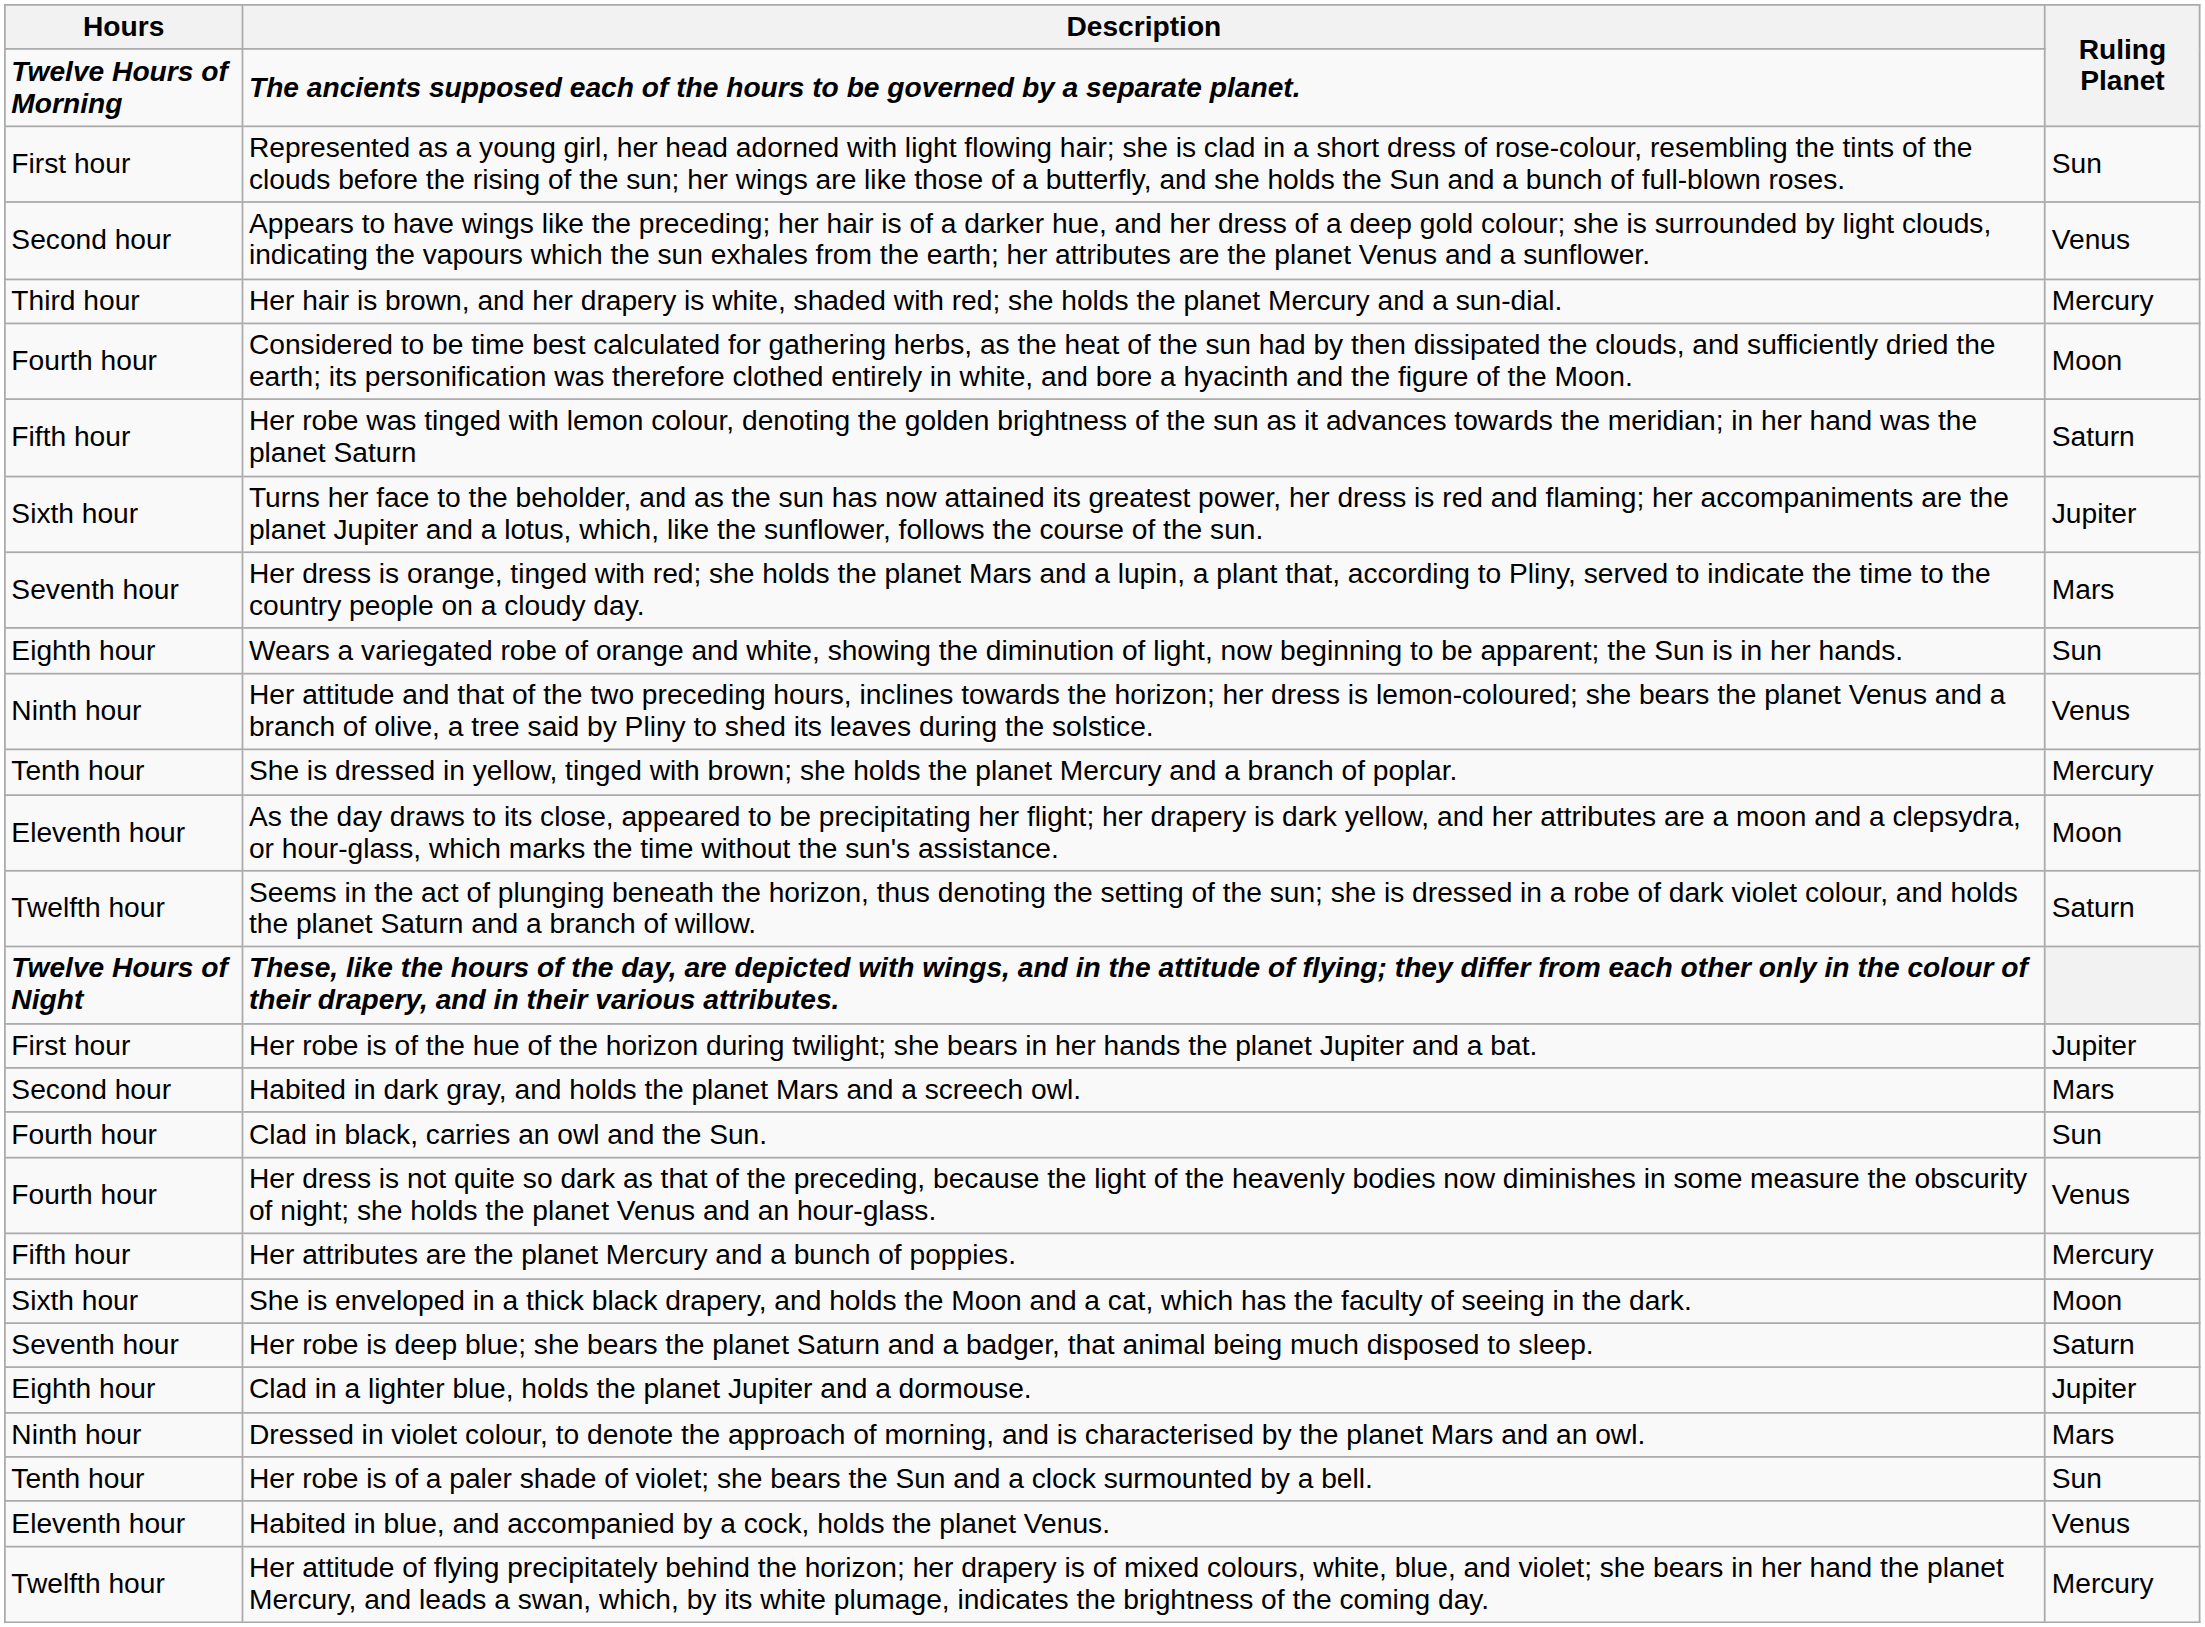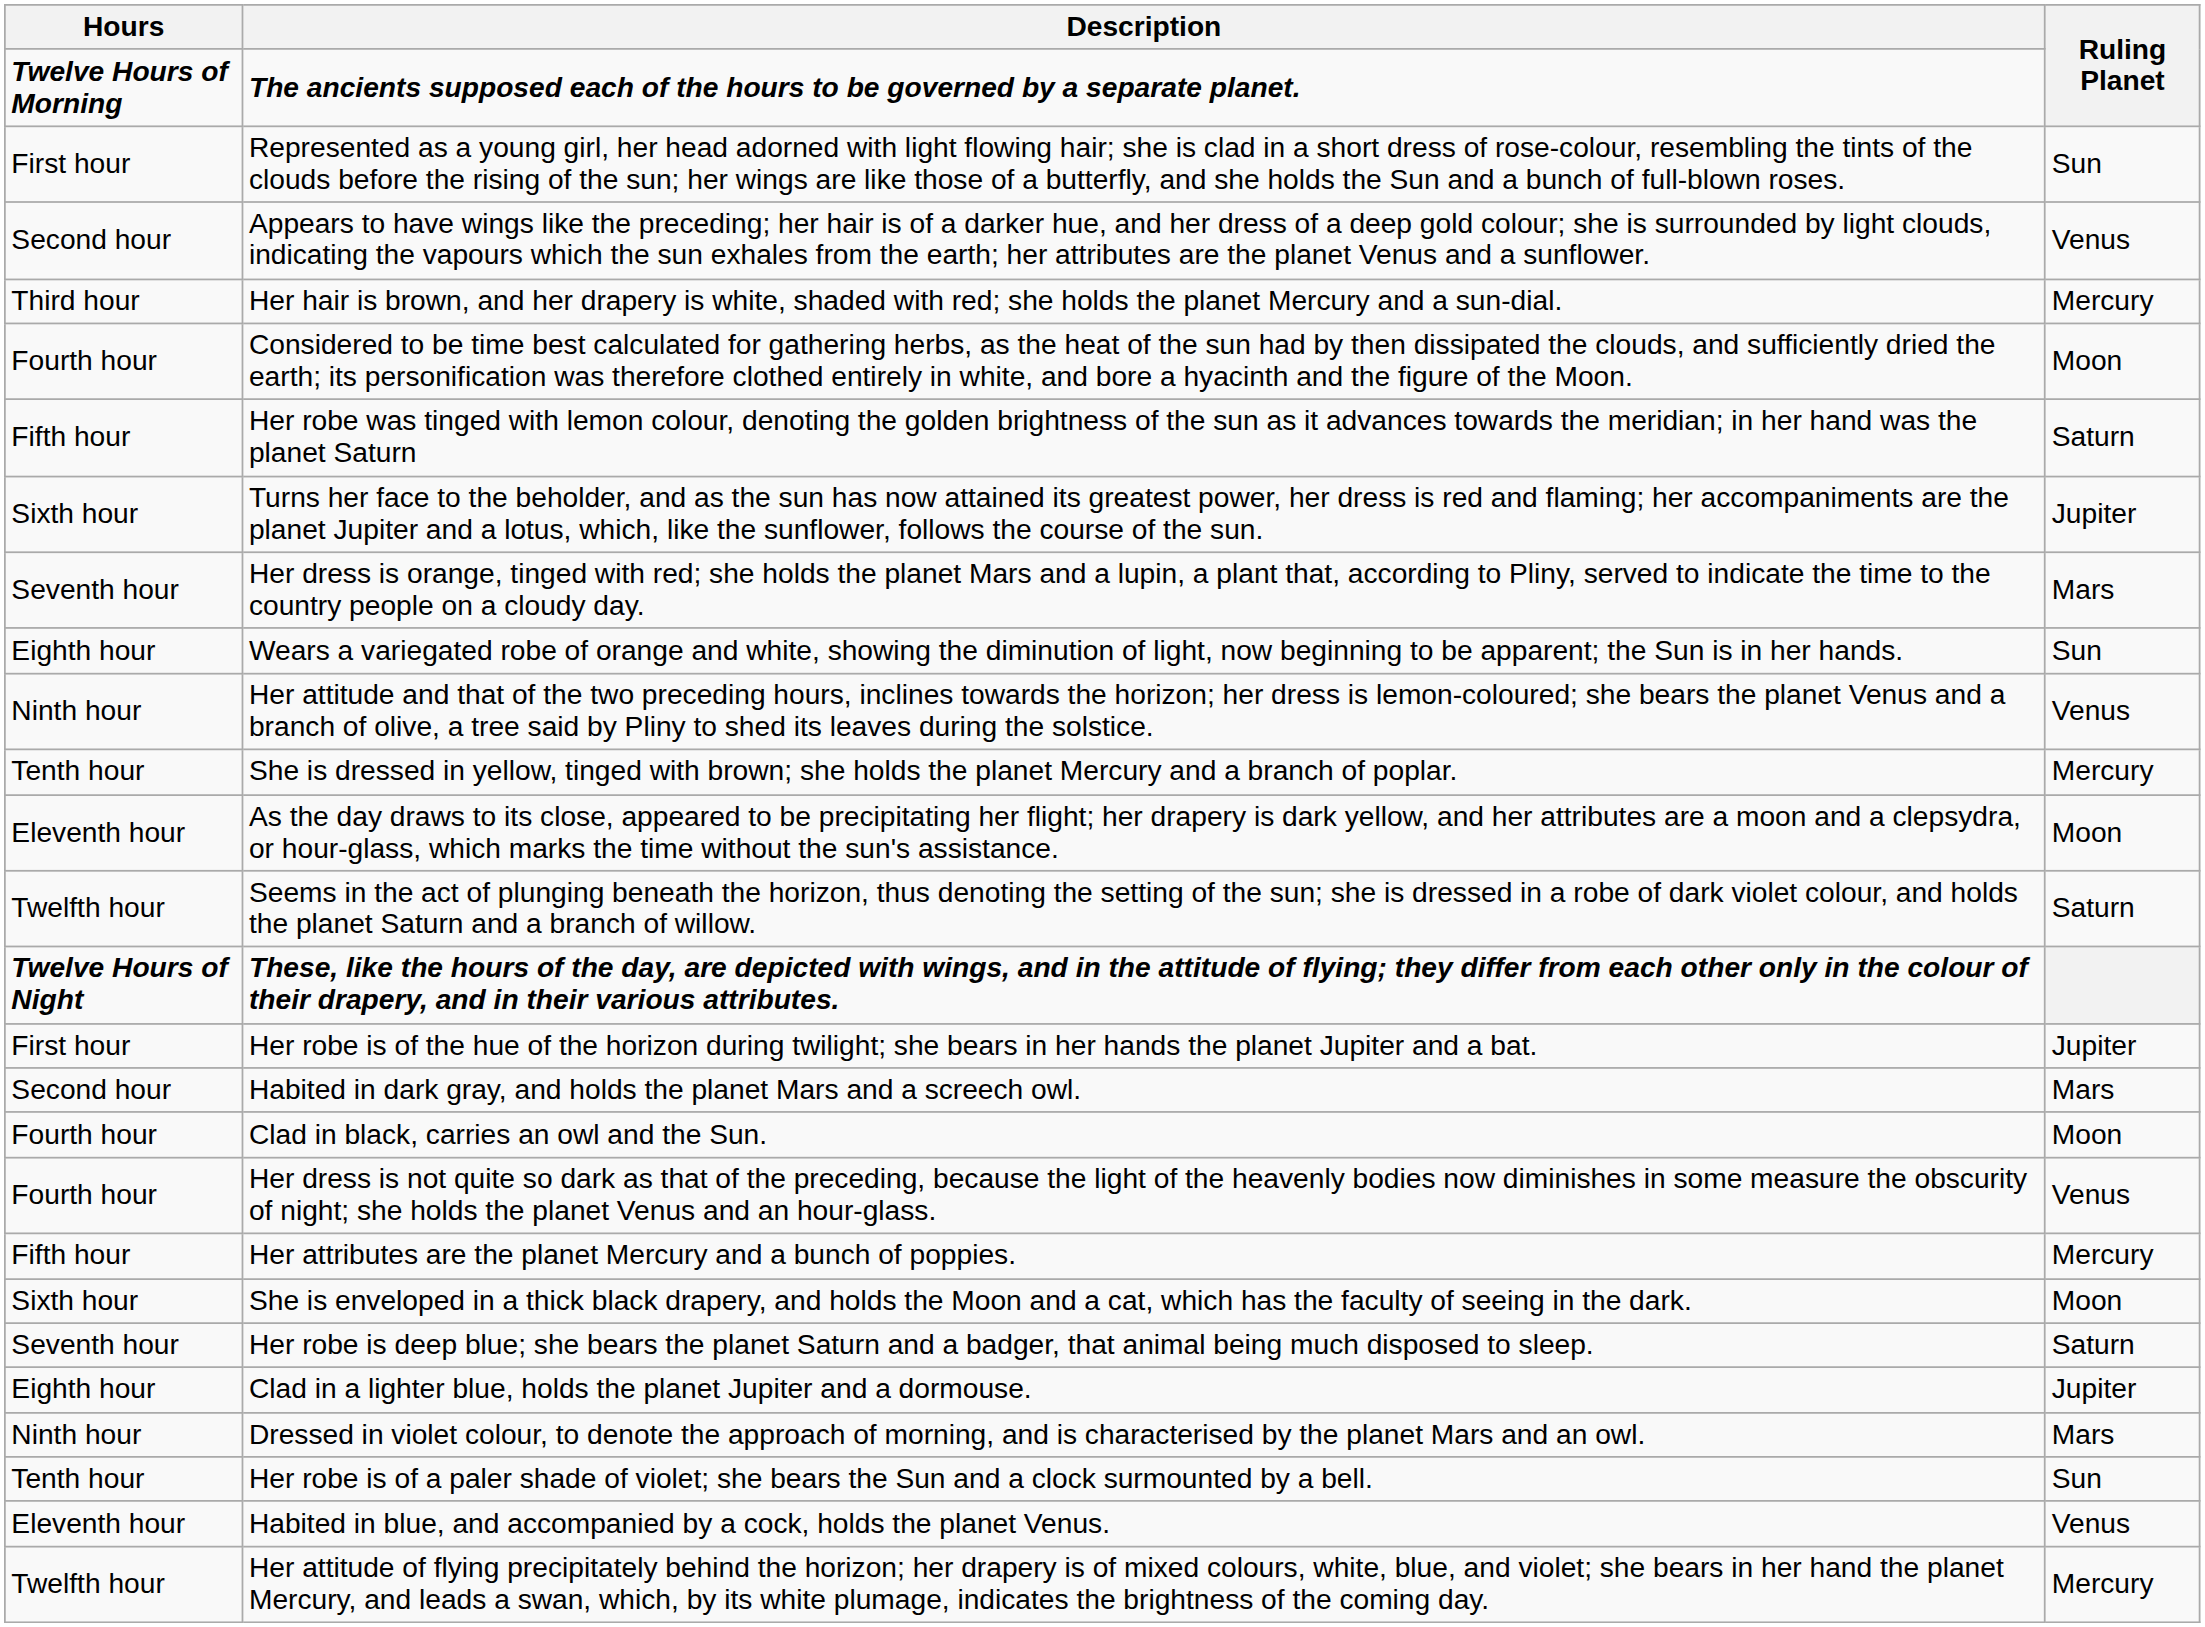(2077, 1134) Sun -> (2087, 1134) Moon
